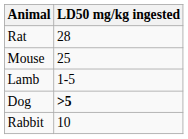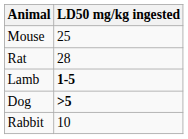rows swapped: (17, 36) <-> (26, 58)
(66, 79) normal -> (66, 79) bold
